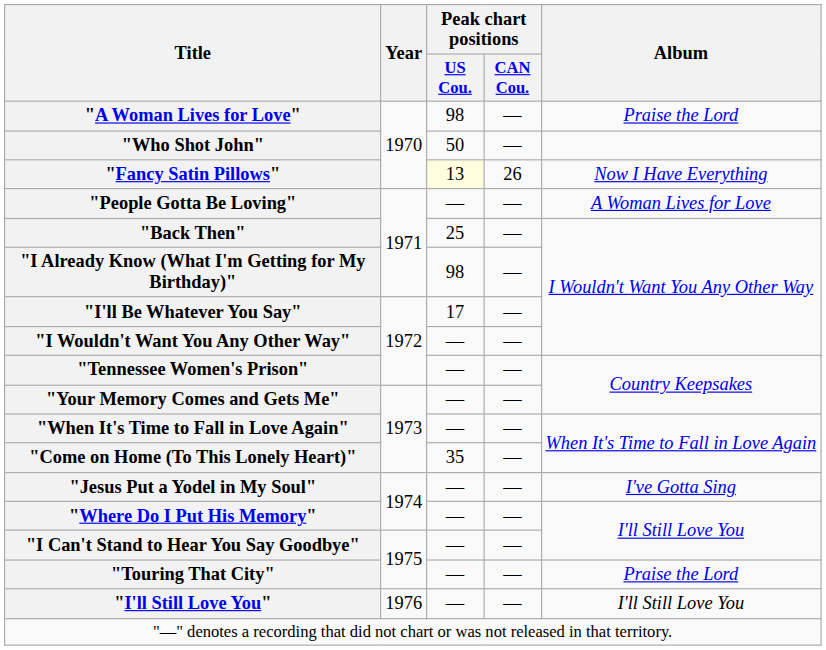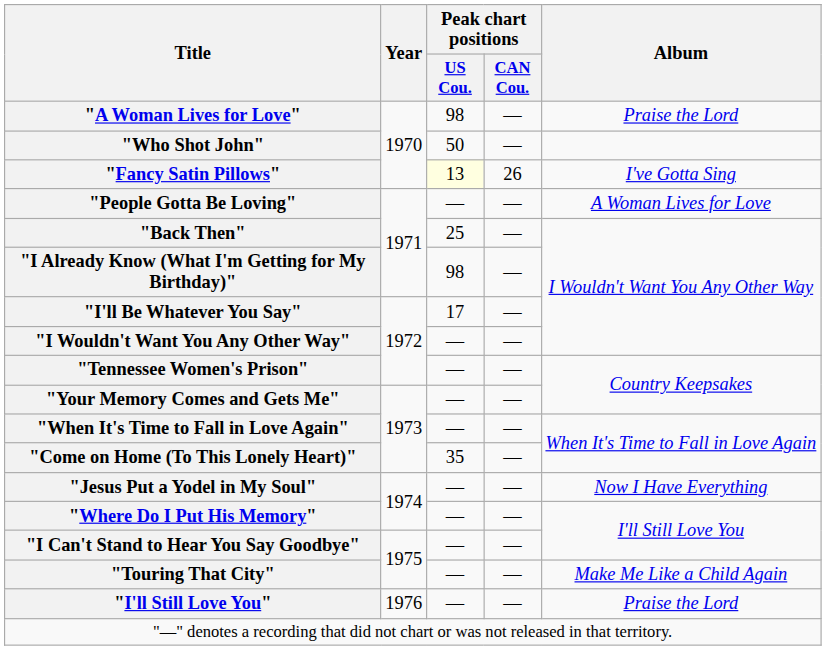(681, 174) Now I Have Everything -> (681, 174) I've Gotta Sing
(681, 486) I've Gotta Sing -> (681, 486) Now I Have Everything
(681, 574) Praise the Lord -> (681, 574) Make Me Like a Child Again
(681, 603) I'll Still Love You -> (681, 603) Praise the Lord
